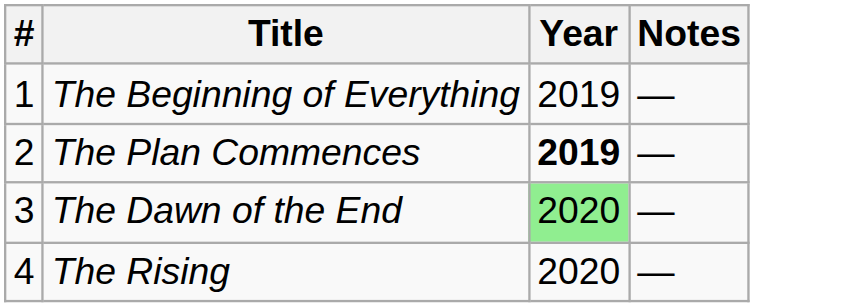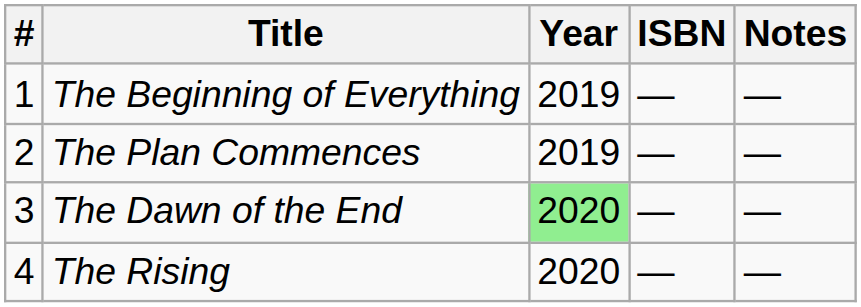+ column: (682, 34)
(579, 152) bold -> (579, 152) normal
